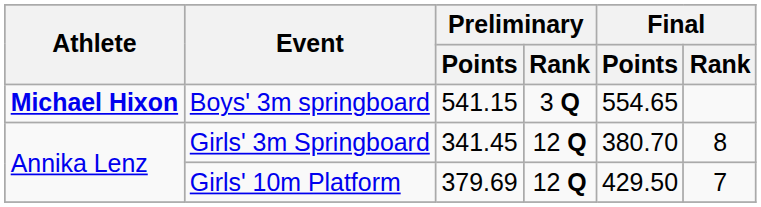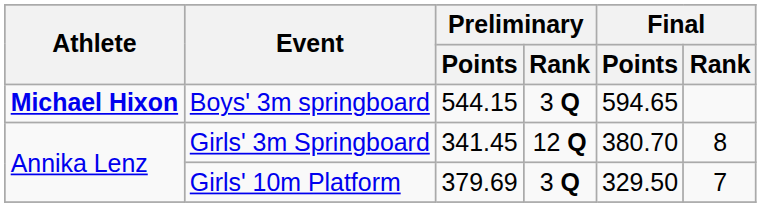(480, 104) 541.15 -> (480, 104) 544.15
(640, 104) 554.65 -> (640, 104) 594.65
(560, 182) 12 Q -> (560, 182) 3 Q
(640, 182) 429.50 -> (640, 182) 329.50
